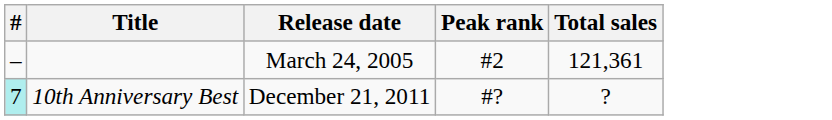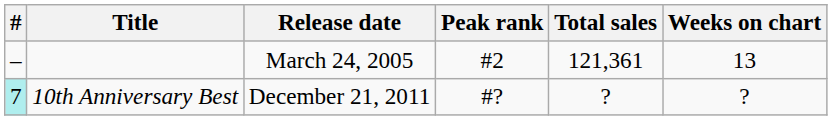+ column: (744, 22)
